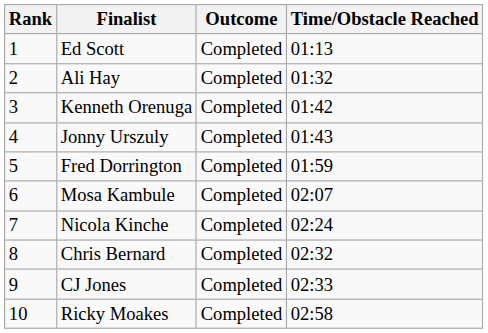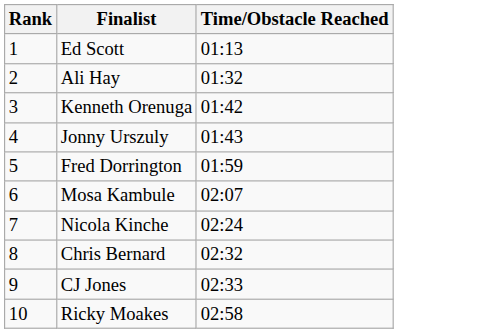- column: (241, 19)
